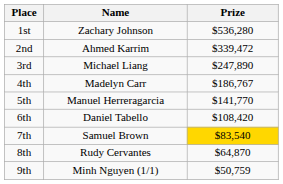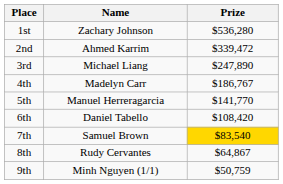(233, 153) $64,870 -> (233, 153) $64,867
